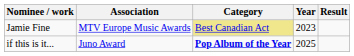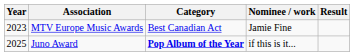columns swapped: (306, 12) <-> (40, 12)
(232, 28) khaki background -> (185, 28) no background
